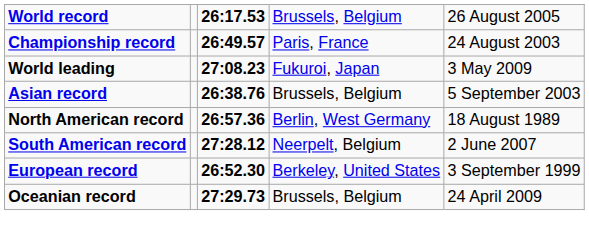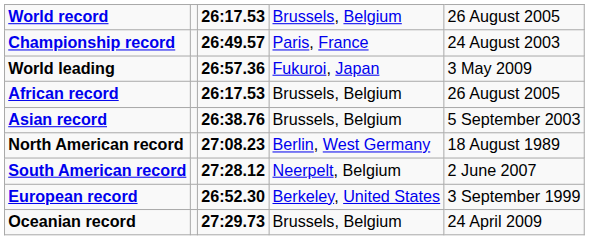(233, 68) 27:08.23 -> (233, 68) 26:57.36
+ row: (63, 94)
(233, 119) 26:57.36 -> (233, 145) 27:08.23
